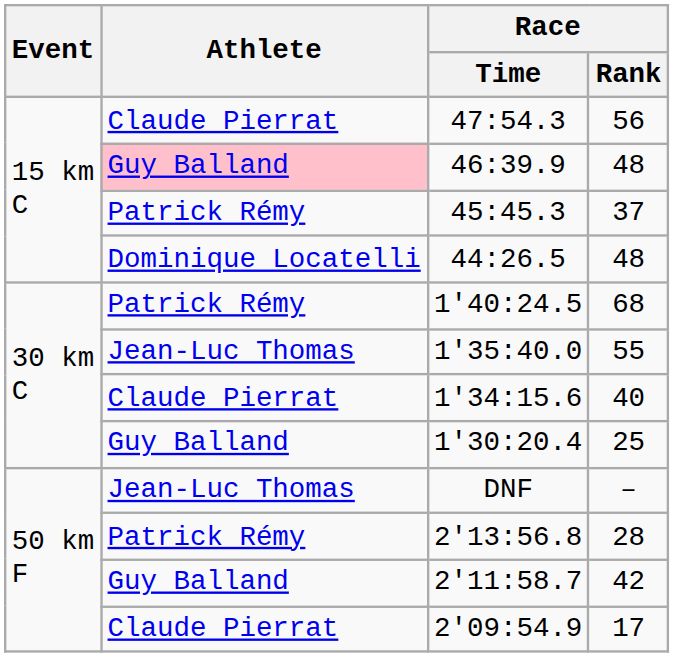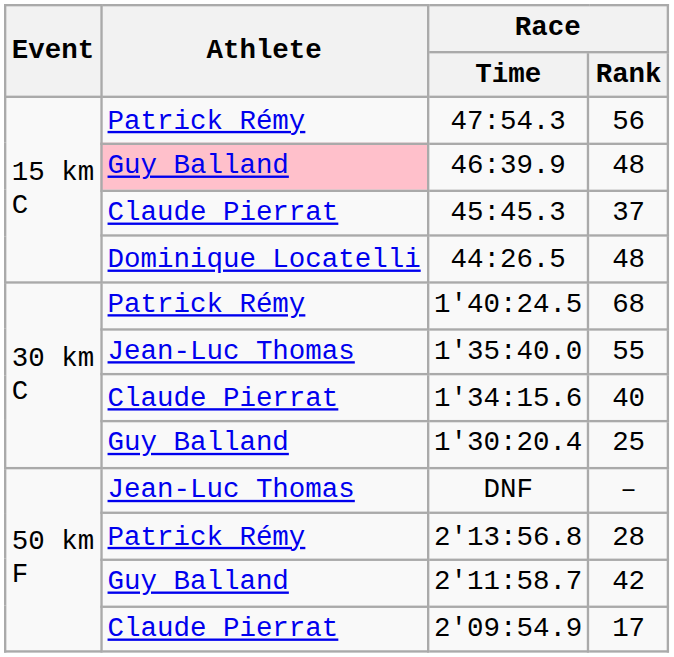(223, 120) Claude Pierrat -> (206, 120) Patrick Rémy
(206, 213) Patrick Rémy -> (223, 213) Claude Pierrat
